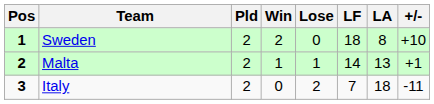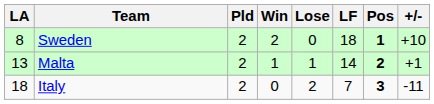columns swapped: (22, 16) <-> (382, 16)
